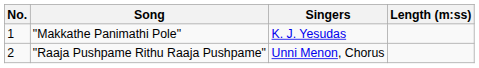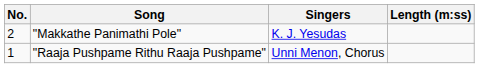(11, 34) 1 -> (11, 34) 2
(11, 53) 2 -> (11, 53) 1
